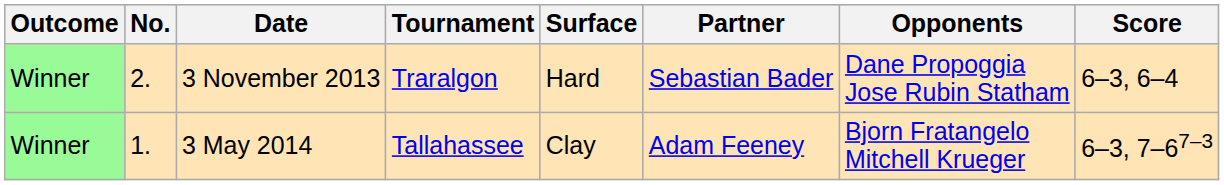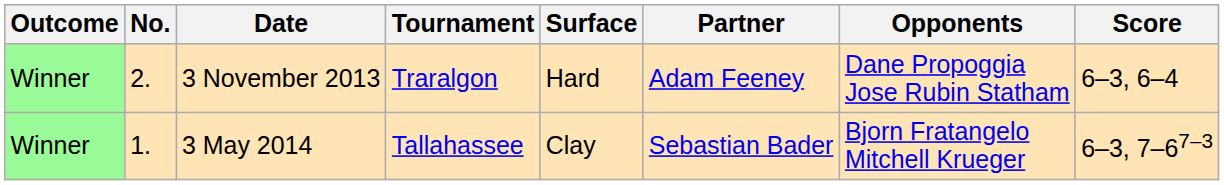(741, 77) Sebastian Bader -> (727, 77) Adam Feeney
(727, 145) Adam Feeney -> (741, 145) Sebastian Bader
